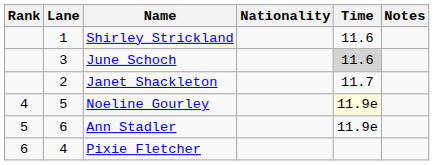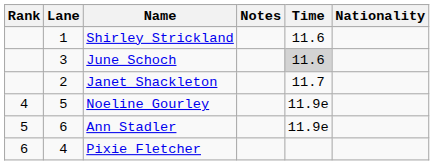columns swapped: (285, 16) <-> (405, 16)
(357, 105) lightyellow background -> (308, 105) no background
